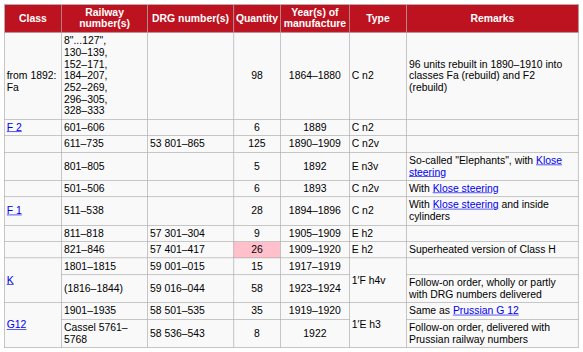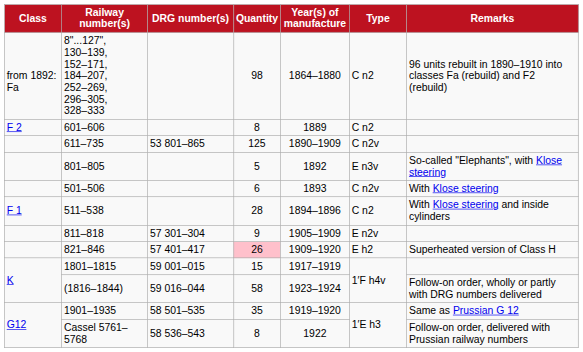(257, 127) 6 -> (257, 127) 8
(362, 233) E h2 -> (365, 233) E n2v
